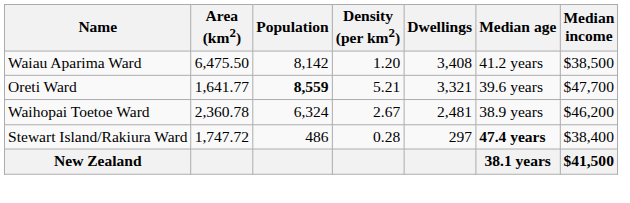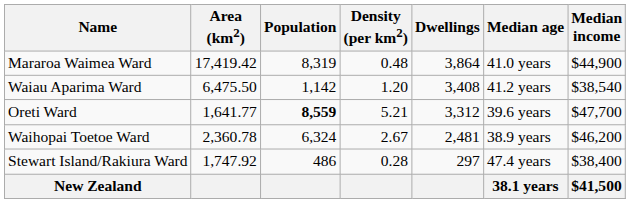+ row: (80, 63)
(311, 63) 8,142 -> (319, 87) 1,142
(589, 63) $38,500 -> (596, 87) $38,540
(455, 87) 3,321 -> (462, 112) 3,312
(222, 136) 1,747.72 -> (230, 161) 1,747.92
(512, 136) bold -> (519, 161) normal
